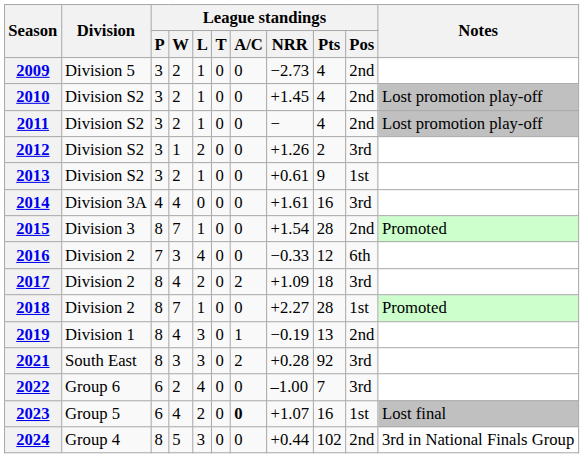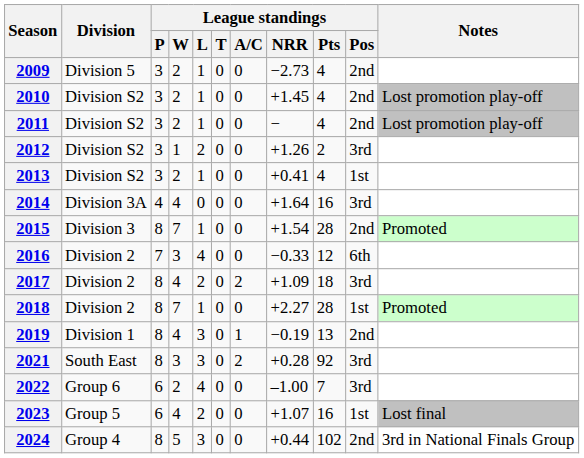(290, 176) +0.61 -> (290, 176) +0.41
(321, 176) 9 -> (321, 176) 4
(290, 202) +1.61 -> (290, 202) +1.64
(238, 413) bold -> (238, 413) normal
